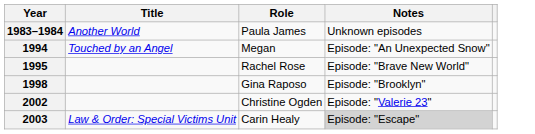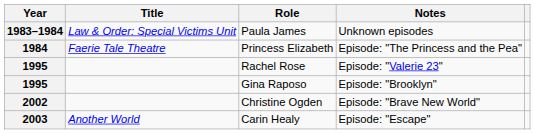(104, 31) Another World -> (152, 31) Law & Order: Special Victims Unit
+ row: (287, 48)
- row: (258, 48)
(398, 66) Episode: "Brave New World" -> (391, 66) Episode: "Valerie 23"
(35, 84) 1998 -> (35, 84) 1995
(379, 102) Episode: "Valerie 23" -> (409, 102) Episode: "Brave New World"
(152, 119) Law & Order: Special Victims Unit -> (104, 119) Another World
(373, 119) lightgrey background -> (384, 119) no background
